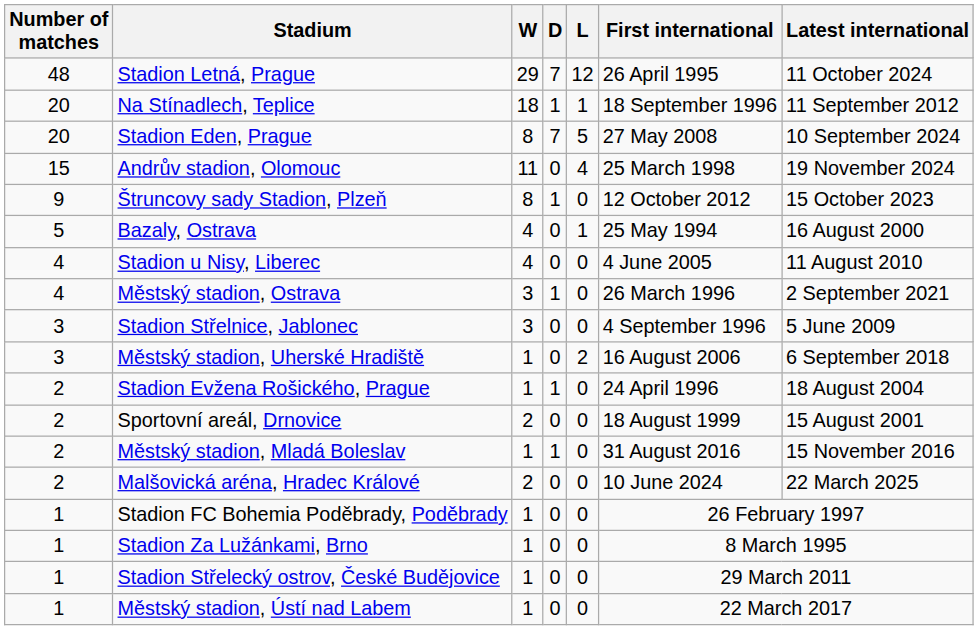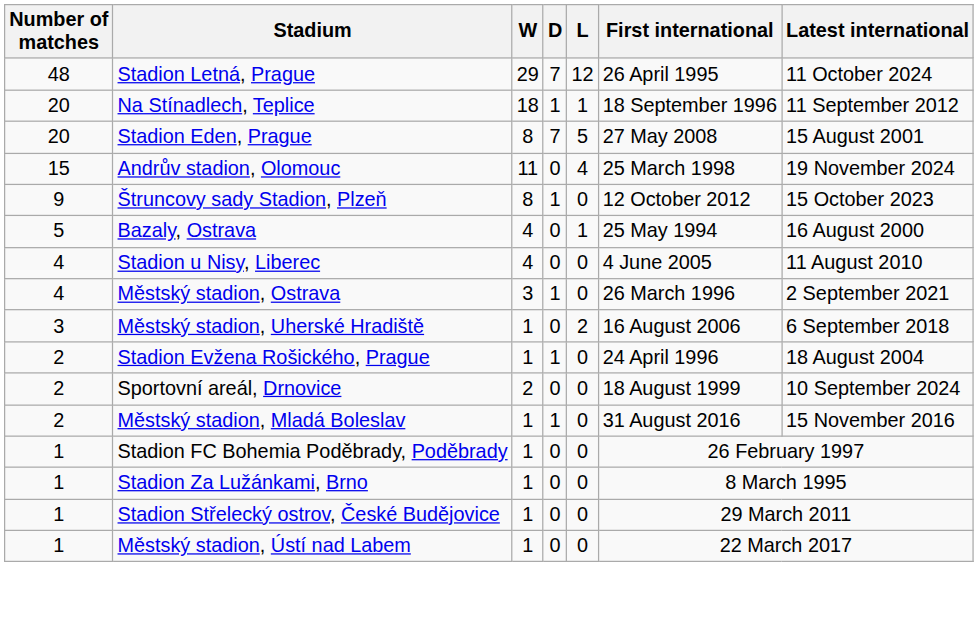(873, 136) 10 September 2024 -> (855, 136) 15 August 2001
- row: (238, 325)
(855, 420) 15 August 2001 -> (873, 388) 10 September 2024
- row: (269, 483)
